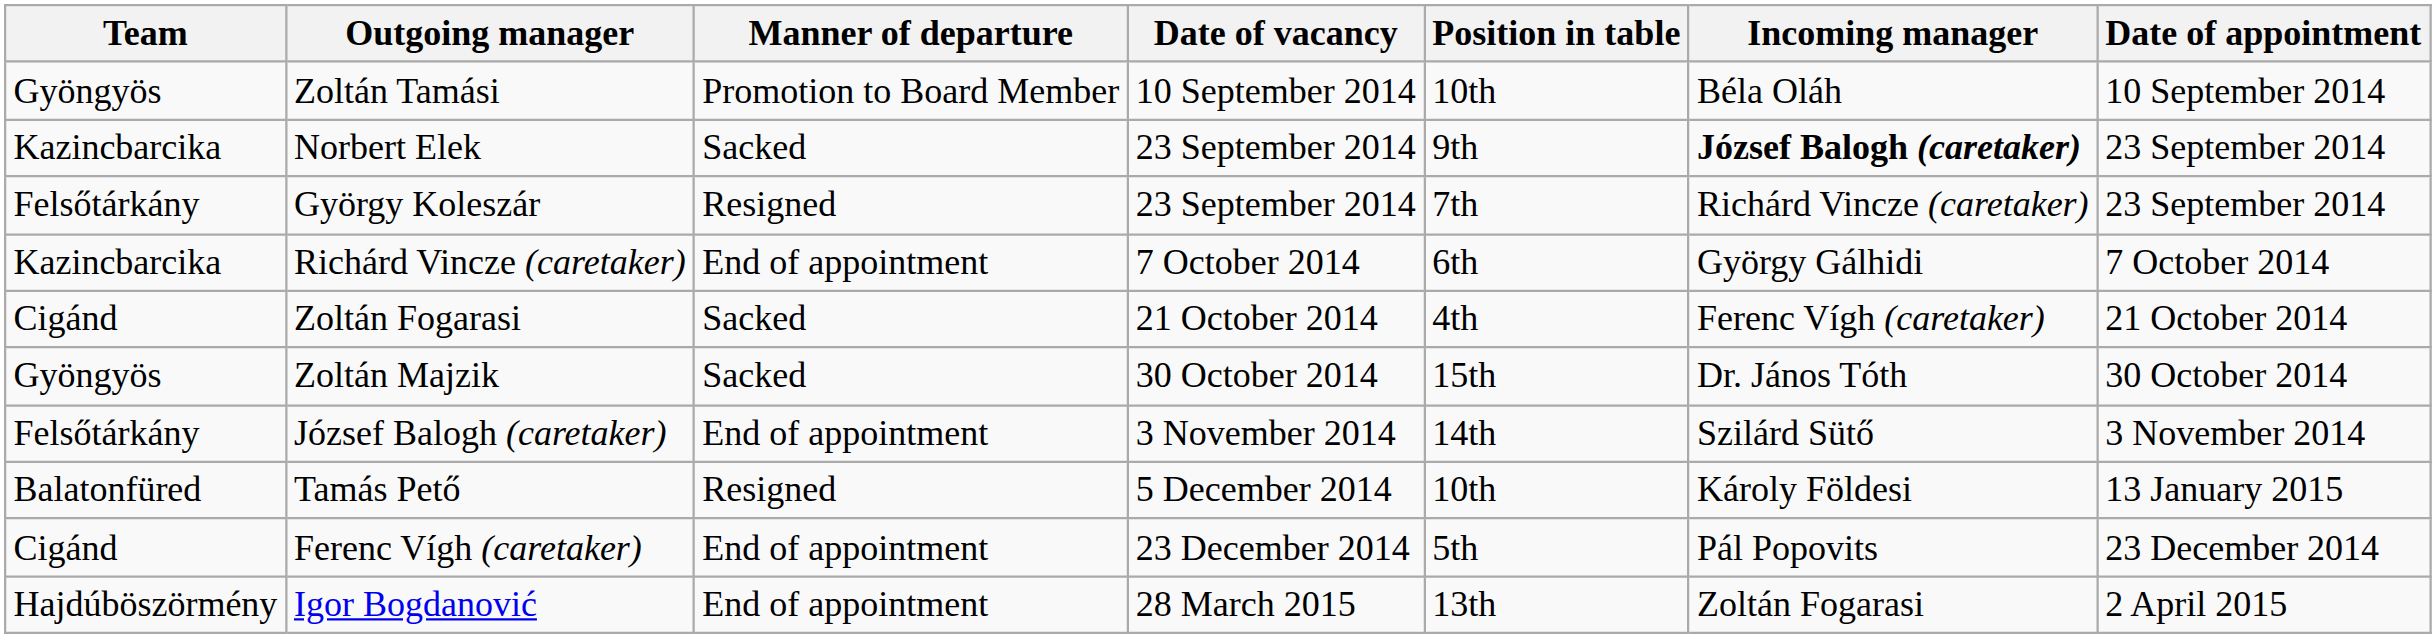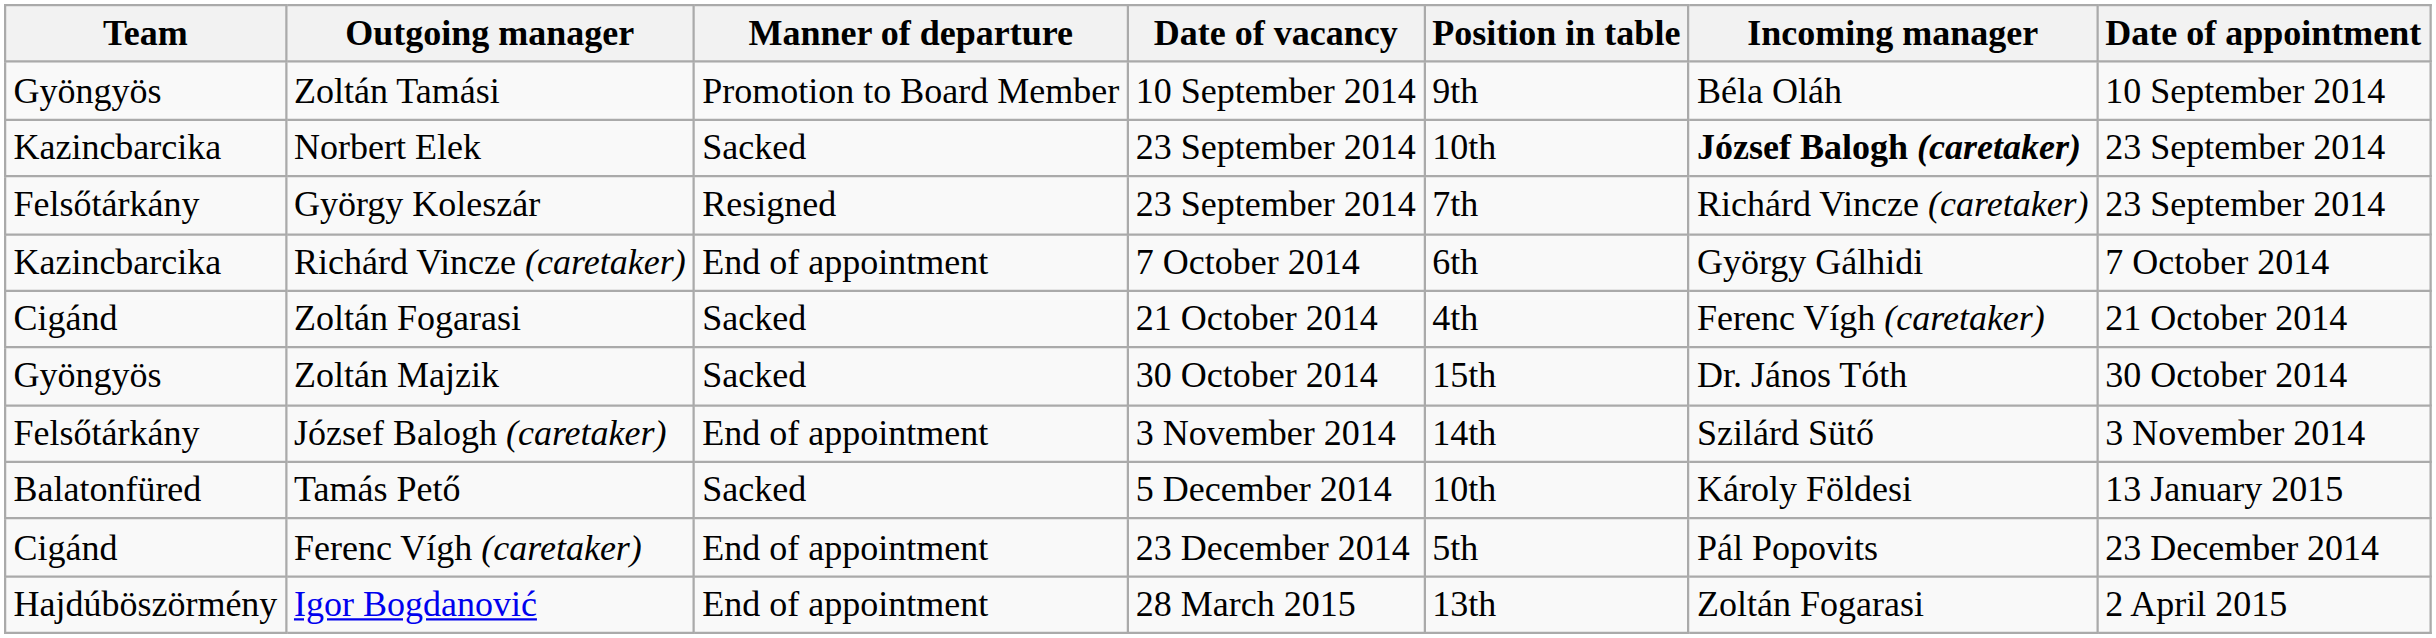(1464, 90) 10th -> (1455, 90) 9th
(1455, 147) 9th -> (1464, 147) 10th
(769, 489) Resigned -> (754, 489) Sacked
